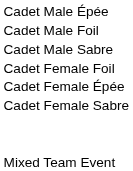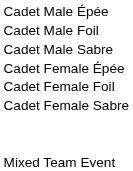rows swapped: (64, 87) <-> (59, 68)
